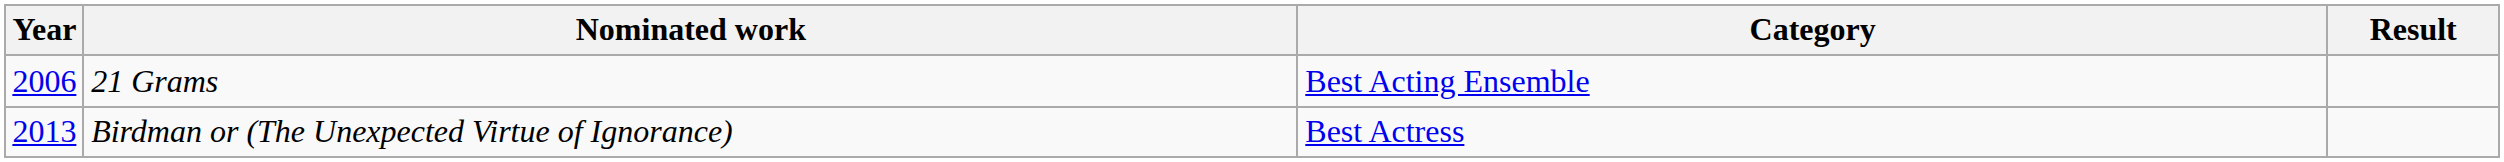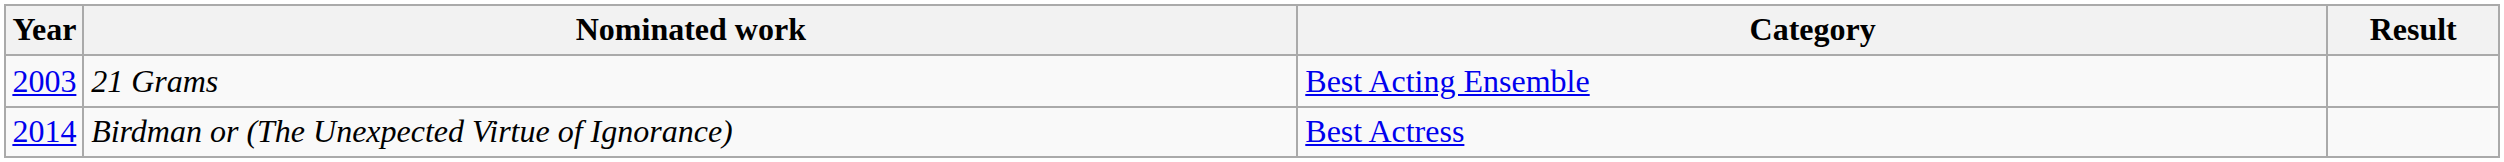(44, 80) 2006 -> (44, 80) 2003
(44, 131) 2013 -> (44, 131) 2014
